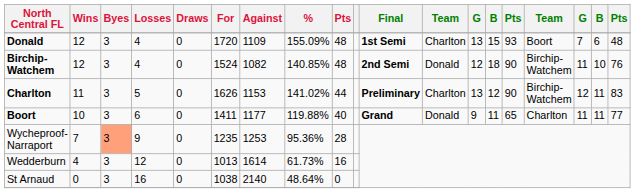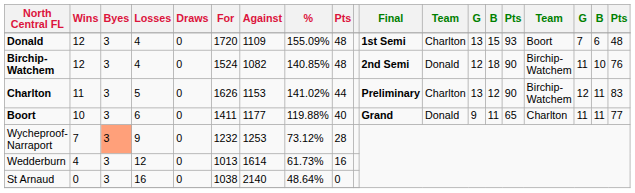(226, 139) 1235 -> (226, 139) 1232
(305, 139) 95.36% -> (305, 139) 73.12%
